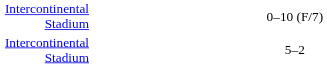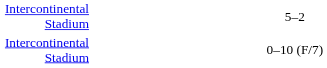rows swapped: (295, 50) <-> (295, 16)
